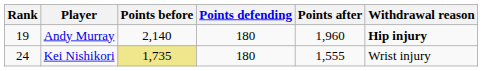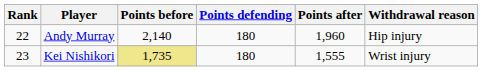(23, 35) 19 -> (23, 35) 22
(398, 35) bold -> (395, 35) normal
(23, 55) 24 -> (23, 55) 23
